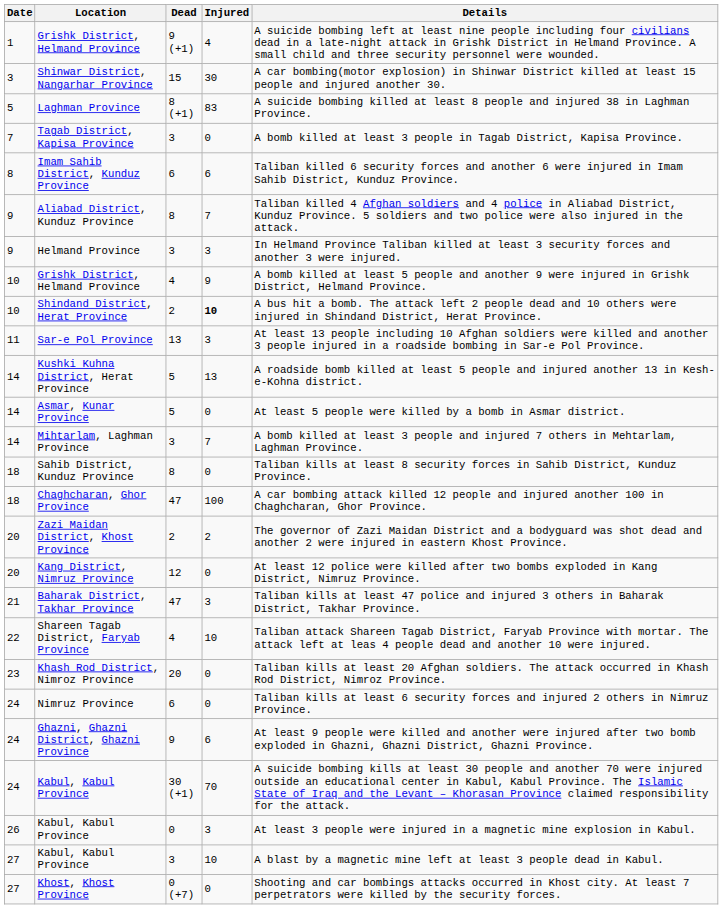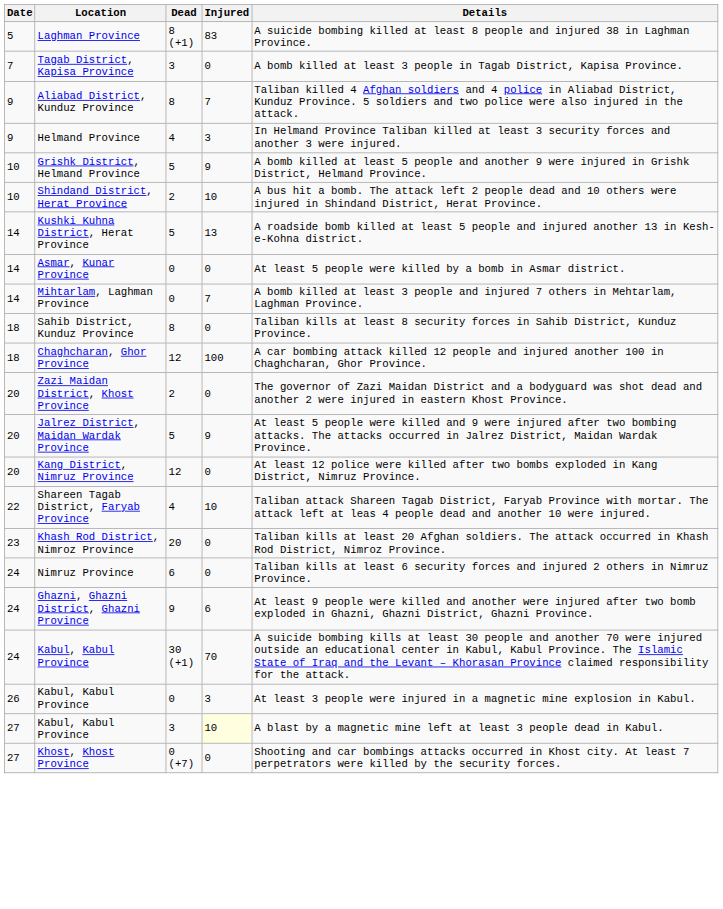- row: (10, 43)
- row: (10, 79)
- row: (10, 174)
(172, 252) 3 -> (172, 138) 4
(172, 281) 4 -> (172, 168) 5
(211, 311) bold -> (211, 197) normal
- row: (13, 341)
(172, 412) 5 -> (172, 269) 0
(172, 442) 3 -> (172, 299) 0
(175, 501) 47 -> (175, 358) 12
(208, 537) 2 -> (208, 394) 0
+ row: (13, 436)
- row: (13, 603)
(211, 859) no background -> (211, 728) lightyellow background
